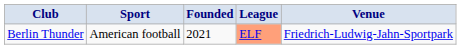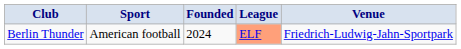(199, 34) 2021 -> (199, 34) 2024
